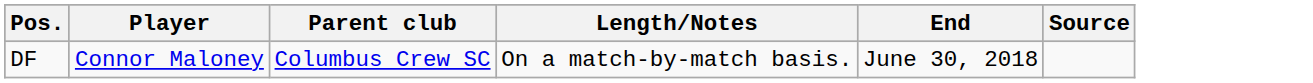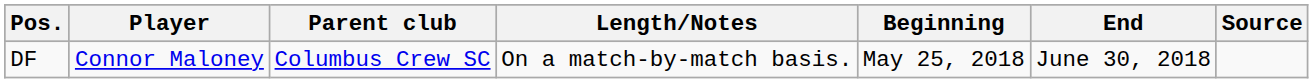+ column: (944, 23)
